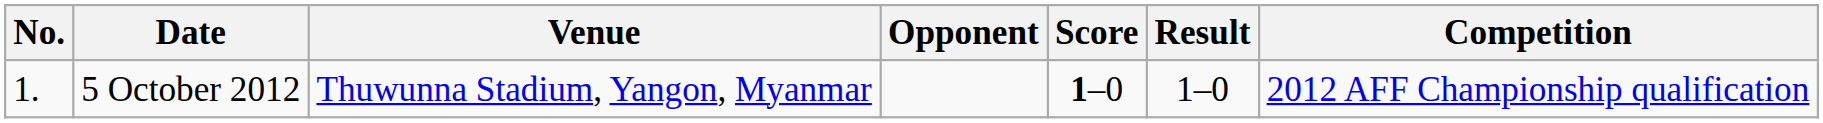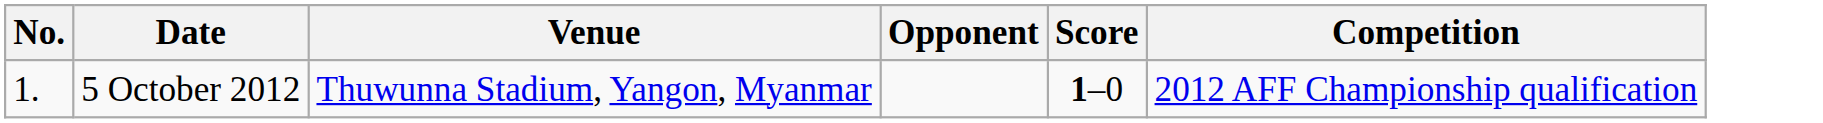- column: (1202, 32)
